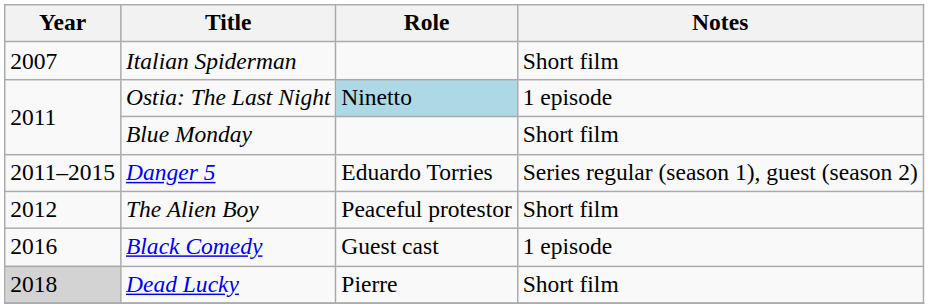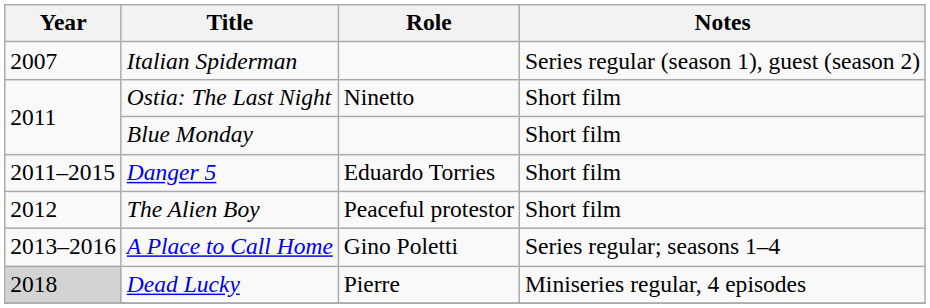(571, 60) Short film -> (723, 60) Series regular (season 1), guest (season 2)
(377, 97) lightblue background -> (379, 97) no background
(567, 97) 1 episode -> (573, 97) Short film
(720, 172) Series regular (season 1), guest (season 2) -> (573, 172) Short film
+ row: (230, 246)
- row: (194, 246)
(571, 284) Short film -> (666, 284) Miniseries regular, 4 episodes
